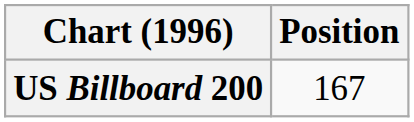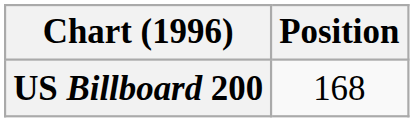(339, 87) 167 -> (339, 87) 168
